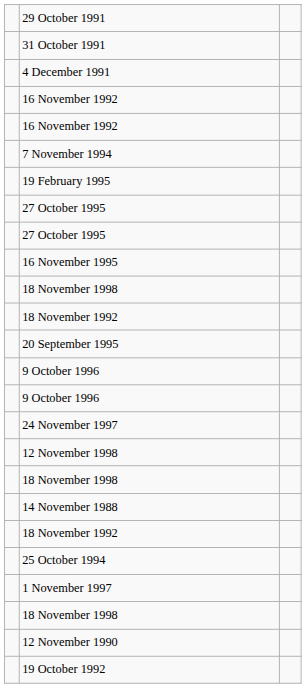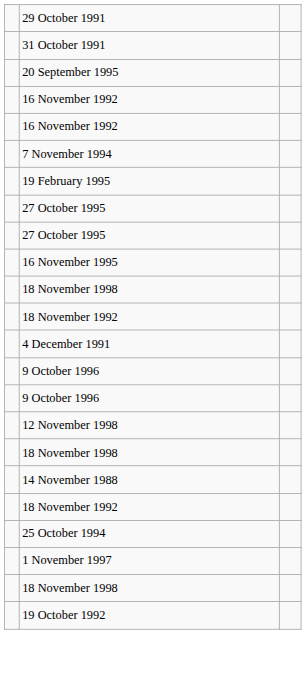rows swapped: (12, 73) <-> (12, 344)
- row: (12, 425)
- row: (12, 642)
